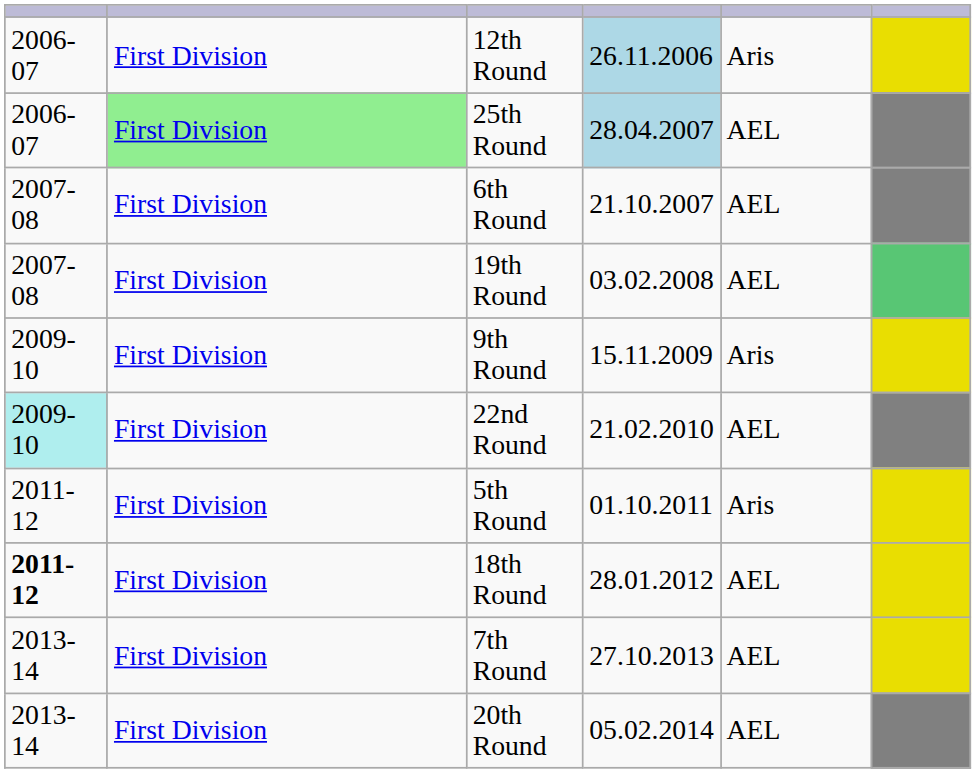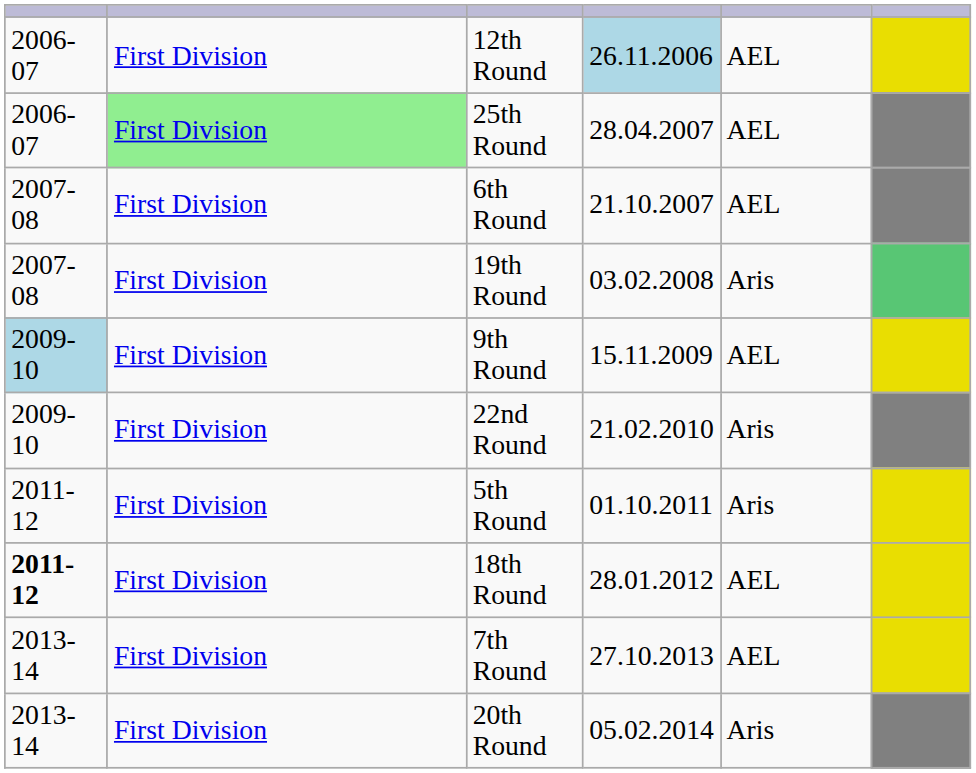(750, 54) Aris -> (754, 54) AEL
(652, 129) lightblue background -> (652, 129) no background
(754, 279) AEL -> (750, 279) Aris
(44, 354) no background -> (44, 354) lightblue background
(750, 354) Aris -> (754, 354) AEL
(44, 429) paleturquoise background -> (44, 429) no background
(754, 429) AEL -> (750, 429) Aris
(754, 730) AEL -> (750, 730) Aris
